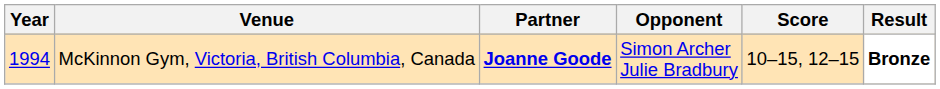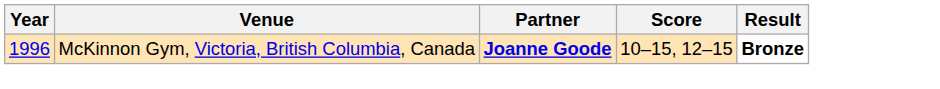- column: (679, 20)
(29, 59) 1994 -> (29, 49) 1996
